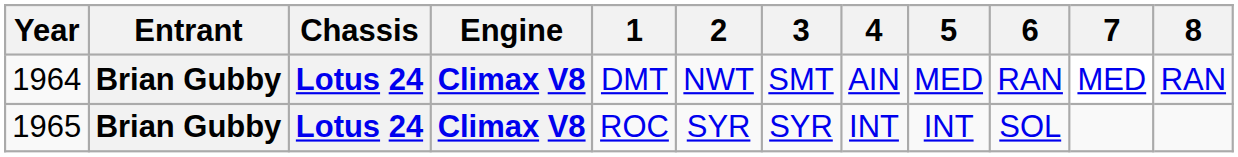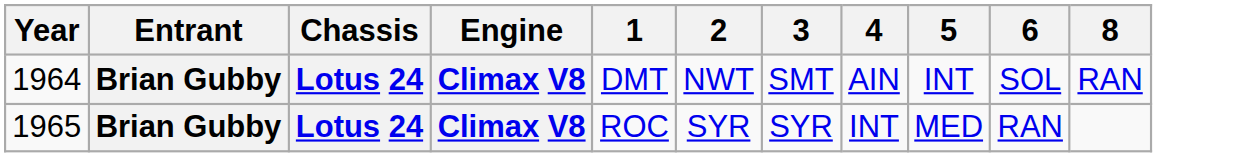- column: (1112, 30)
(949, 79) MED -> (949, 79) INT
(1030, 79) RAN -> (1030, 79) SOL
(949, 128) INT -> (949, 128) MED
(1030, 128) SOL -> (1030, 128) RAN
